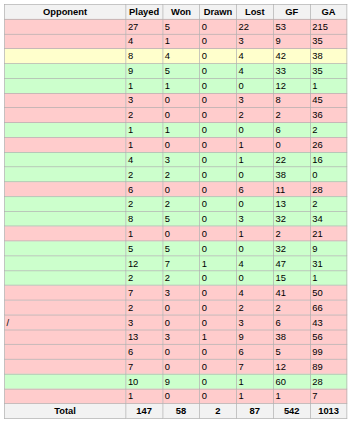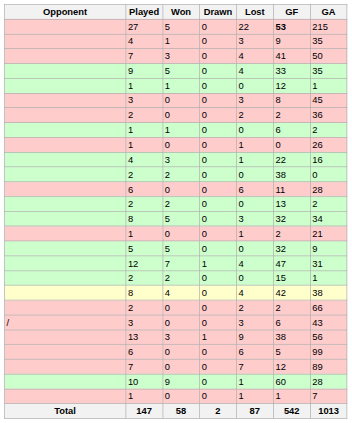(281, 27) normal -> (281, 27) bold
rows swapped: (131, 293) <-> (131, 56)
